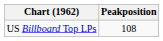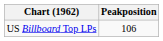(129, 28) 108 -> (129, 28) 106
